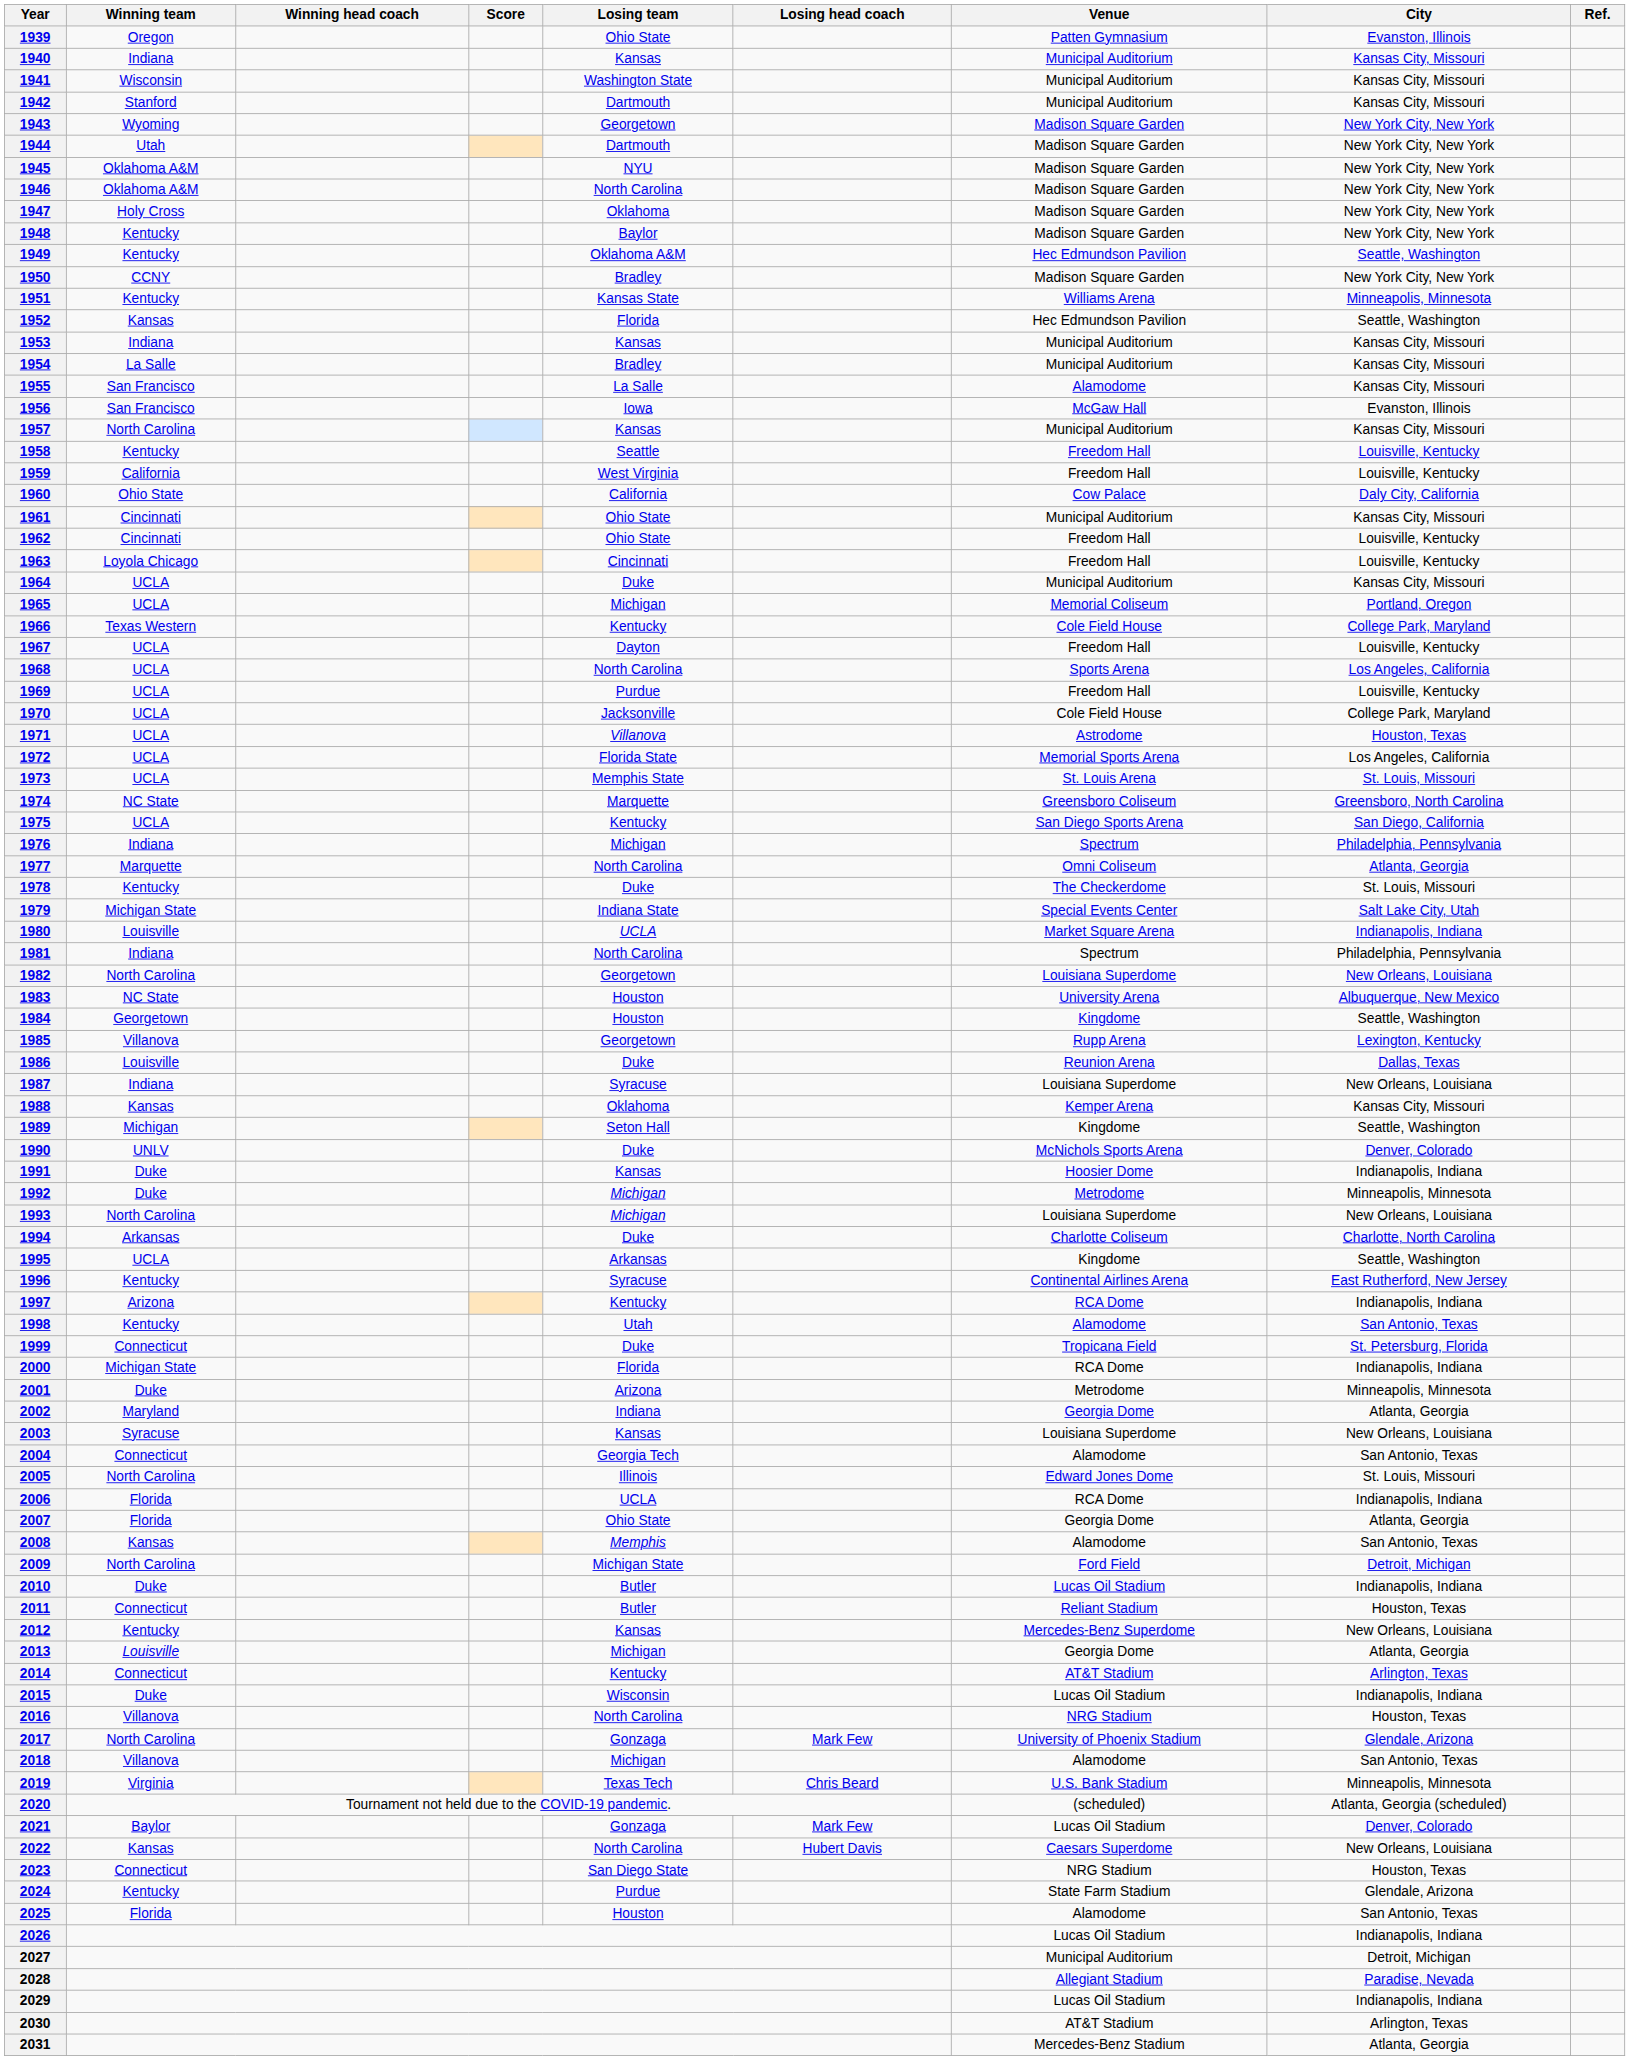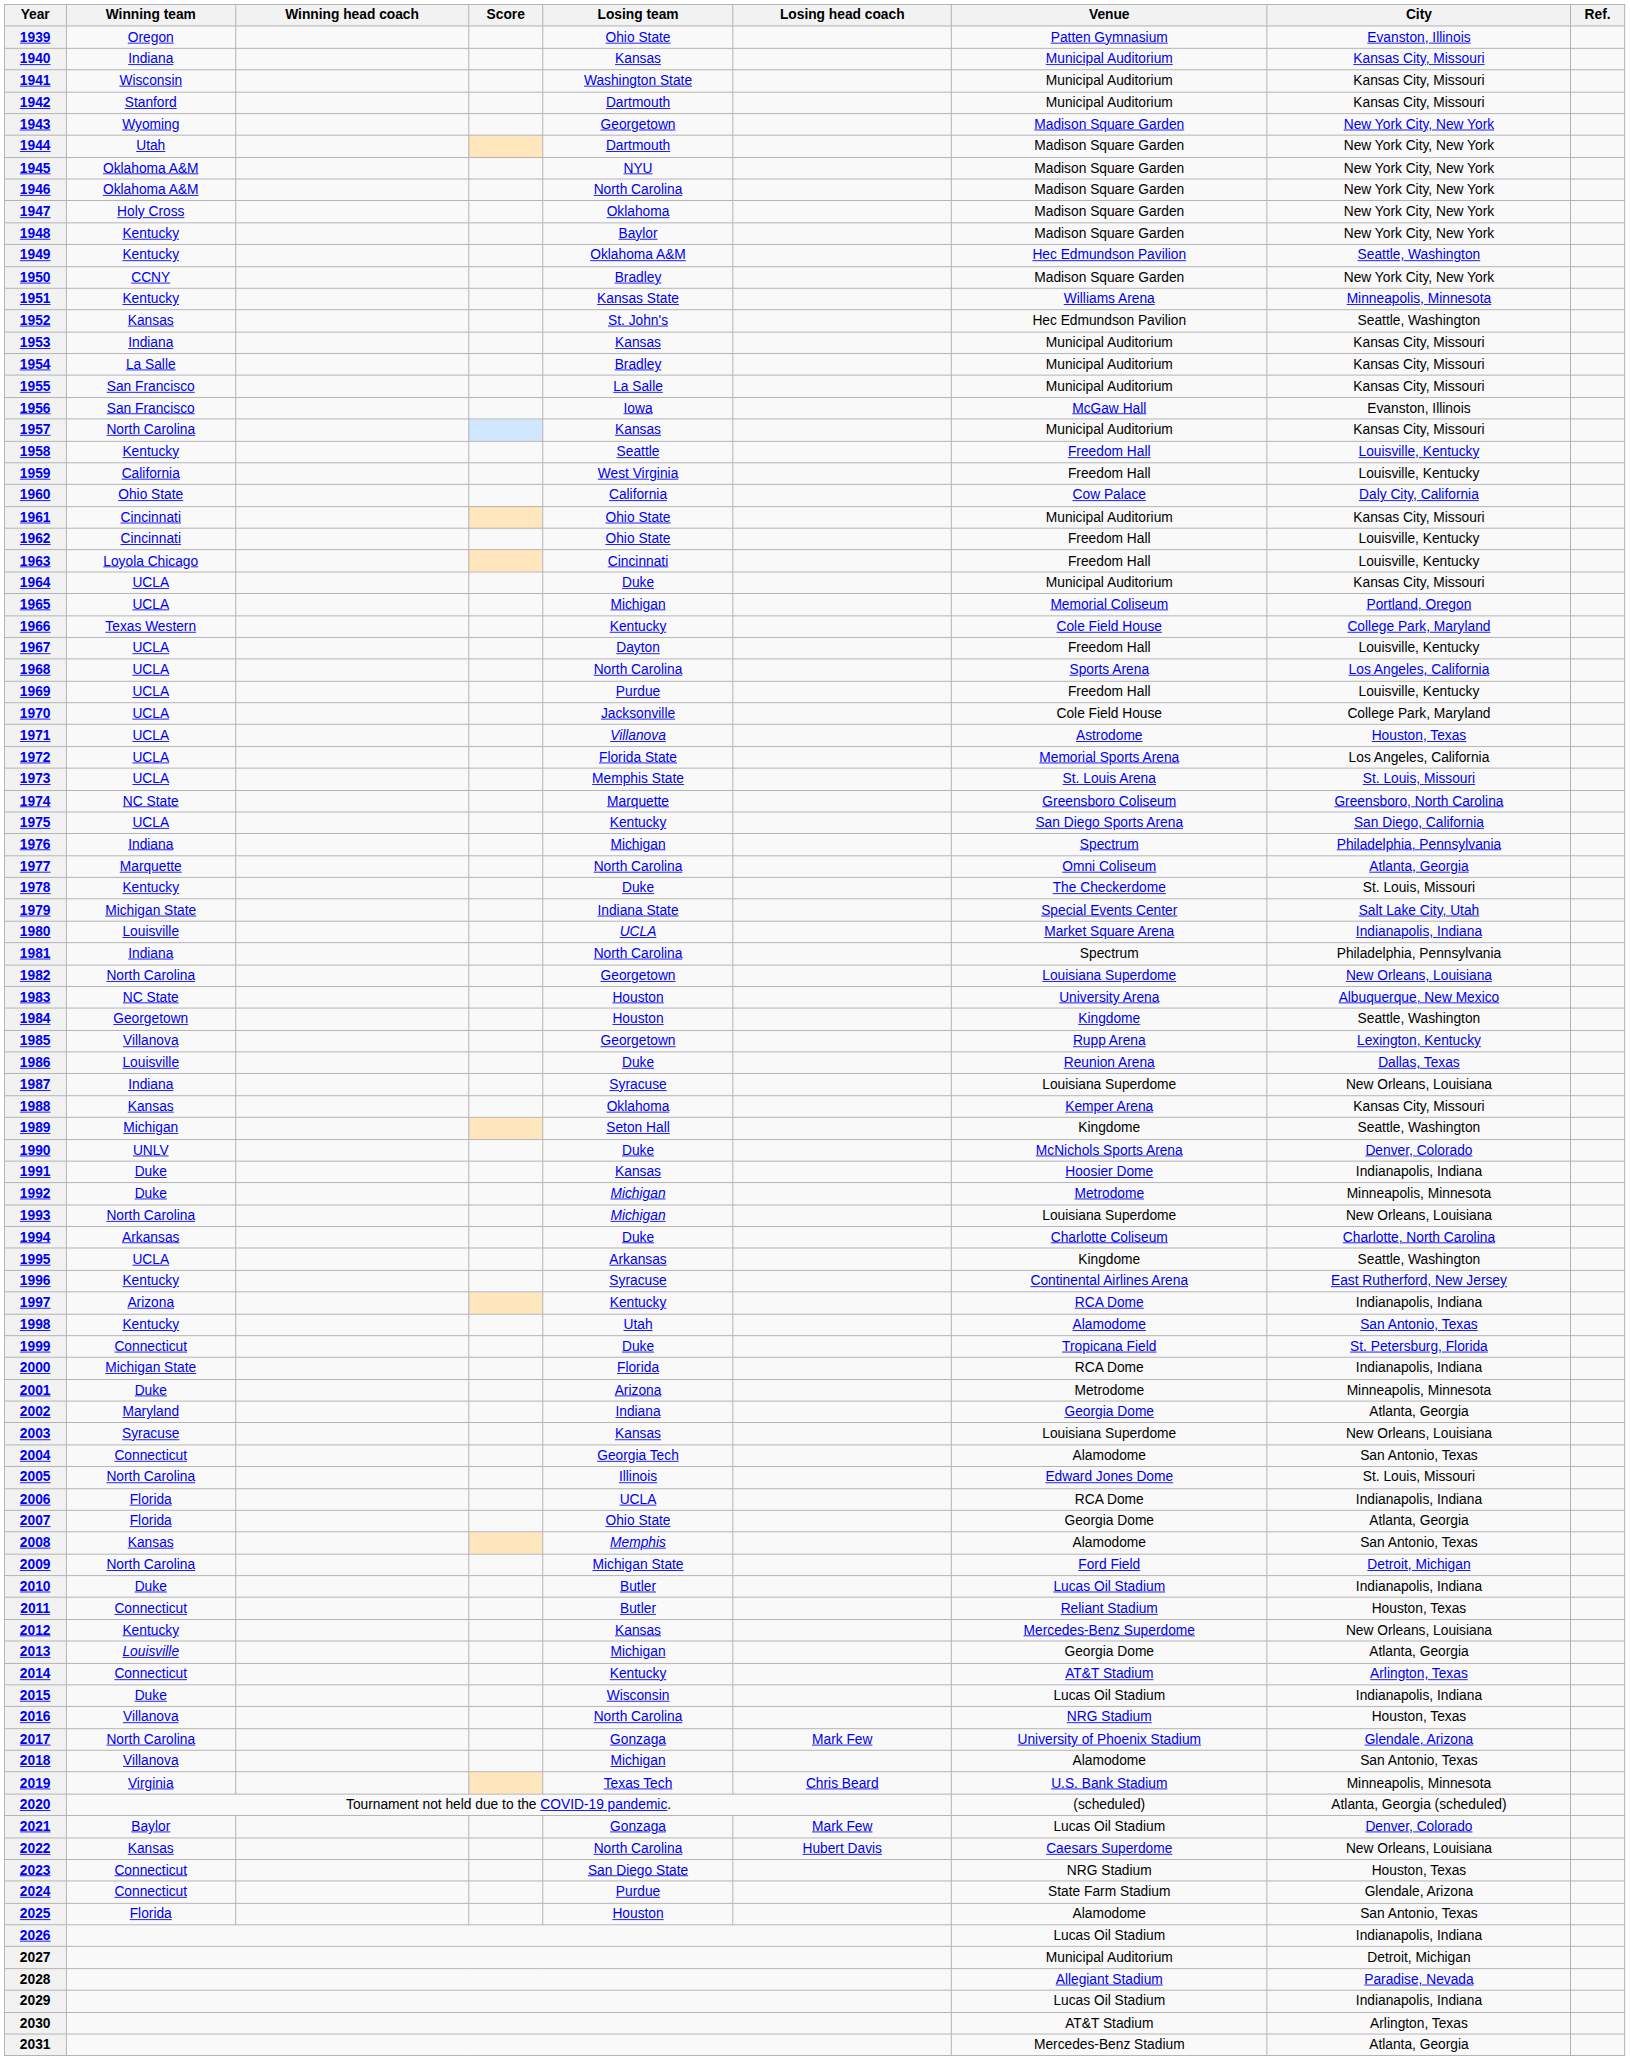(638, 320) Florida -> (638, 320) St. John's
(1109, 386) Alamodome -> (1109, 386) Municipal Auditorium
(151, 1892) Kentucky -> (151, 1892) Connecticut
